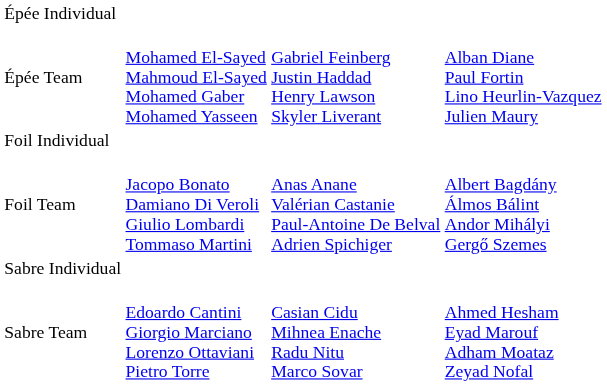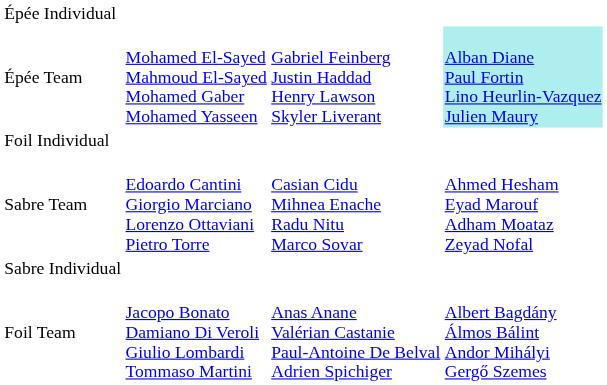(523, 86) no background -> (523, 86) paleturquoise background
rows swapped: (40, 204) <-> (46, 332)
